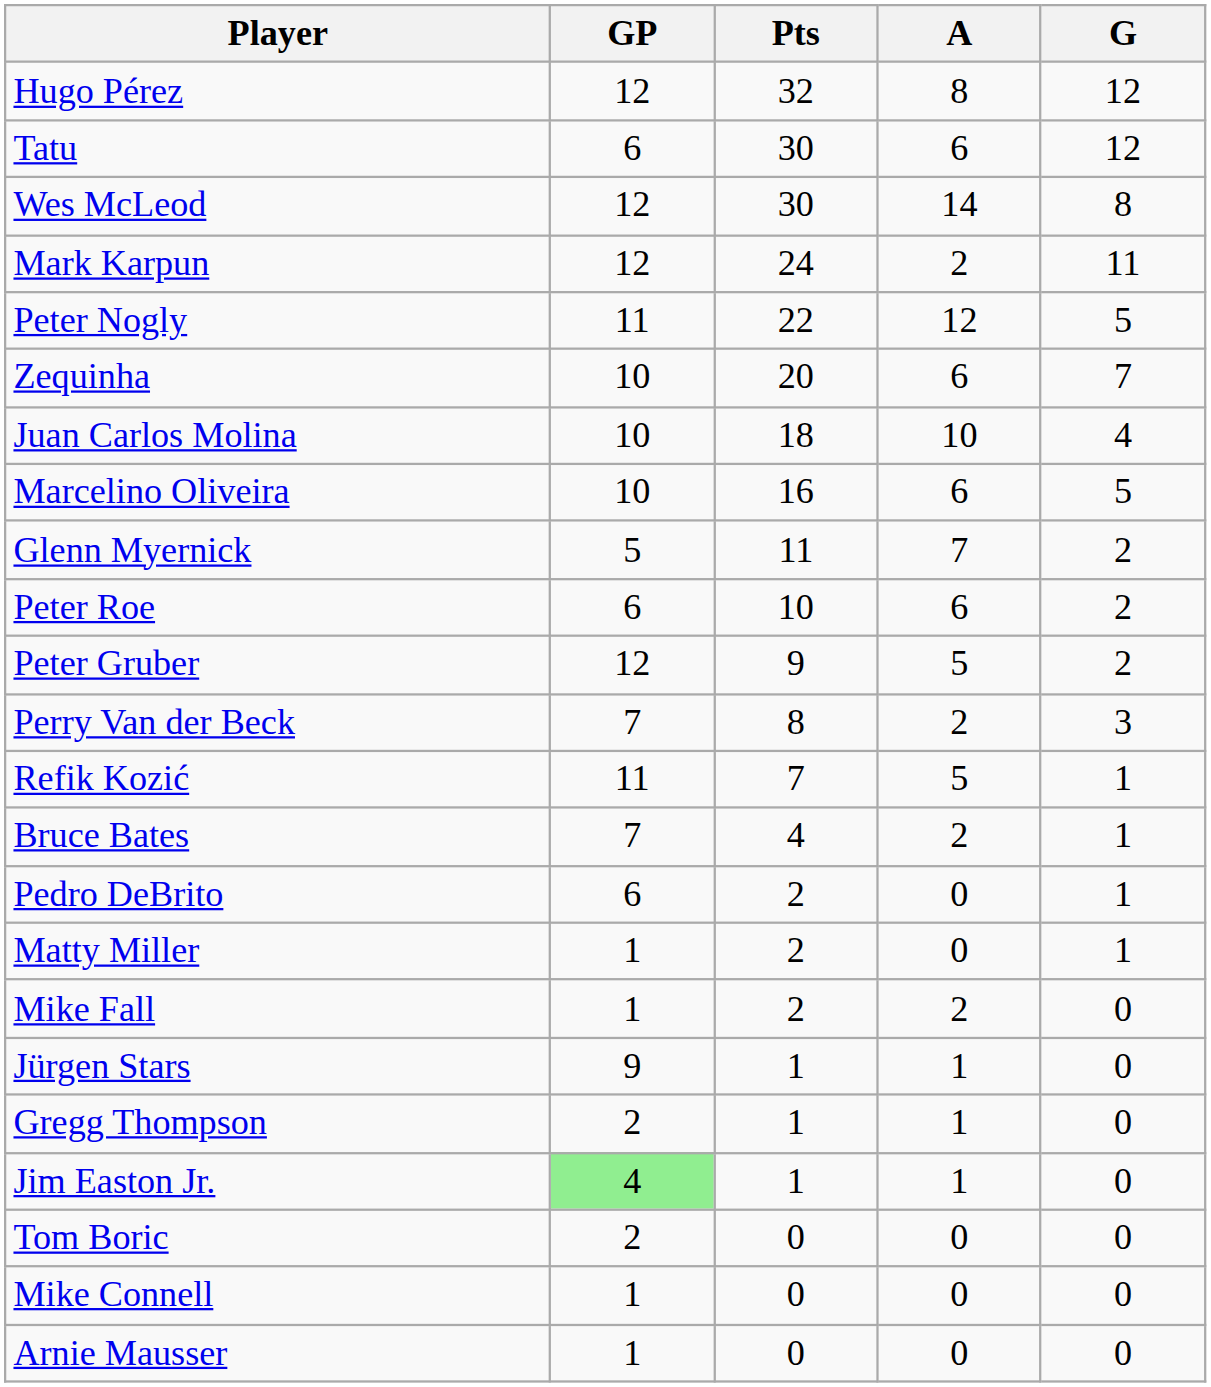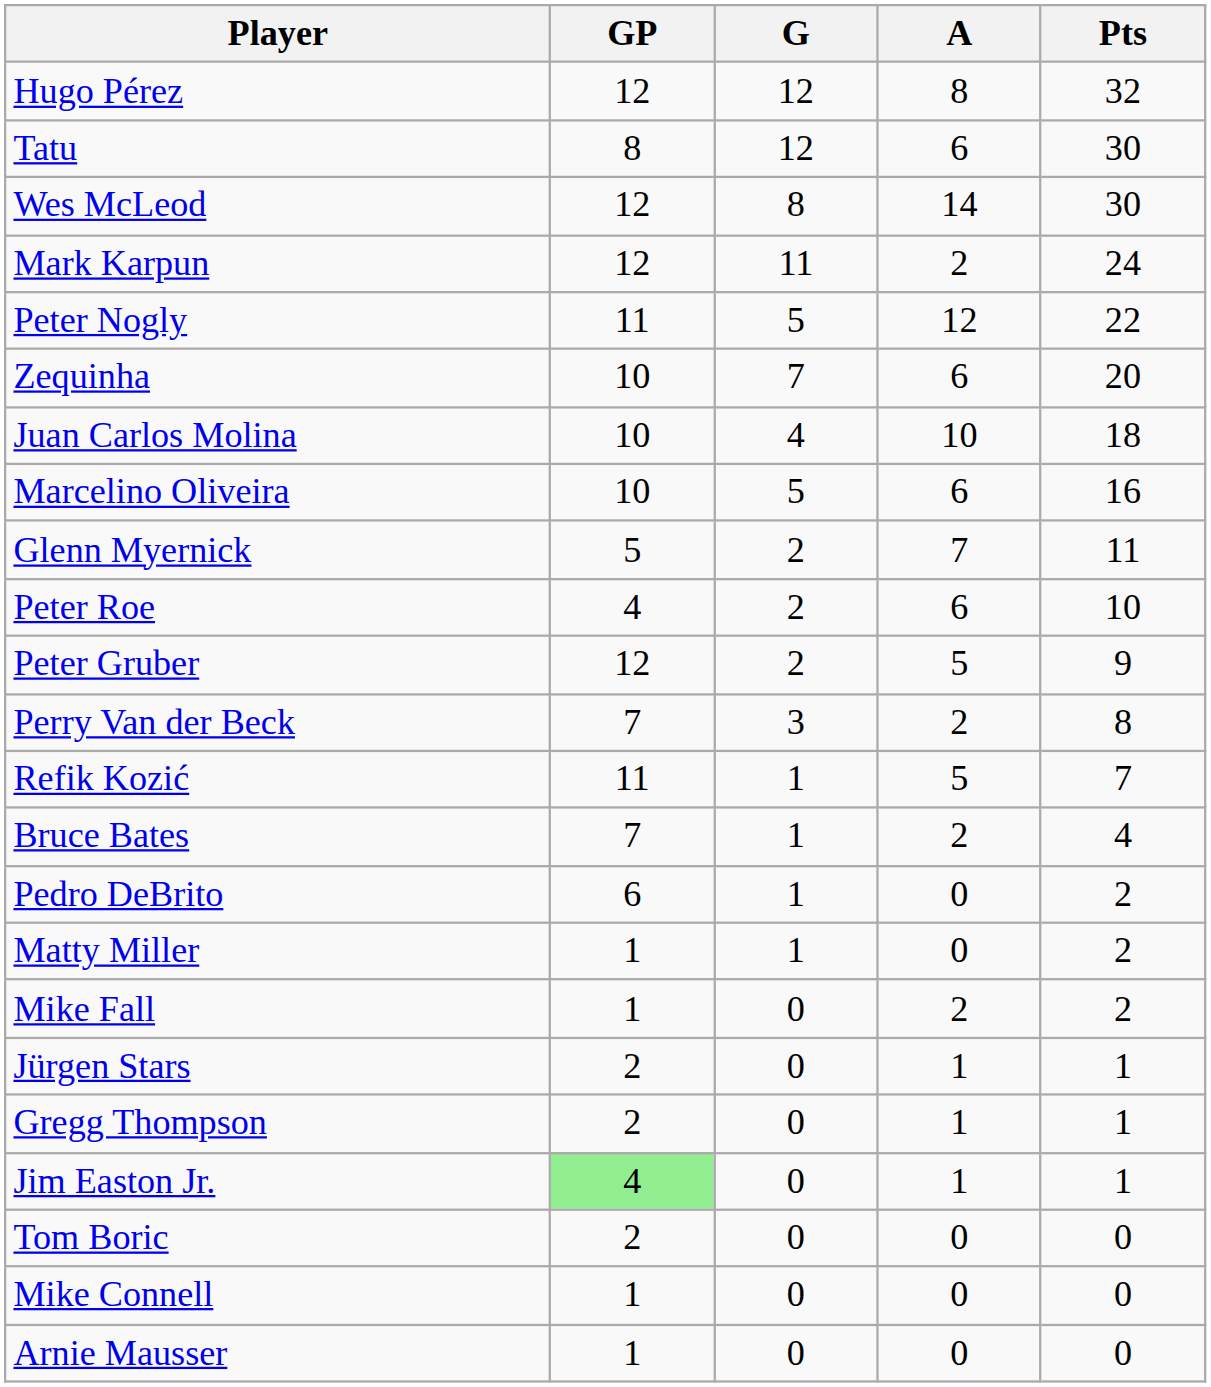columns swapped: (1123, 33) <-> (796, 33)
(632, 147) 6 -> (632, 147) 8
(632, 606) 6 -> (632, 606) 4
(632, 1065) 9 -> (632, 1065) 2
